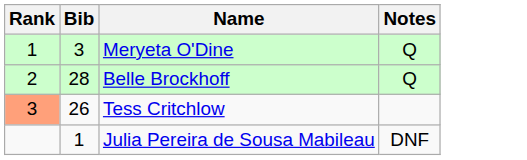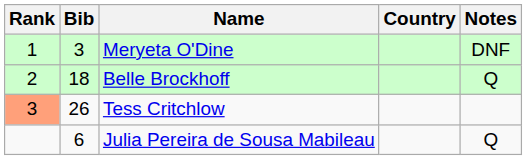+ column: (420, 19)
(410, 49) Q -> (491, 49) DNF
(79, 79) 28 -> (79, 79) 18
(79, 139) 1 -> (79, 139) 6
(410, 139) DNF -> (491, 139) Q
